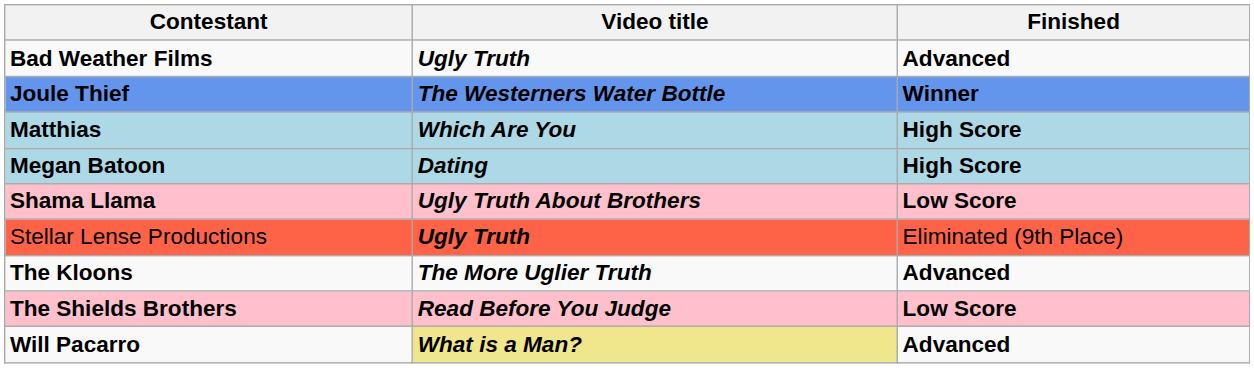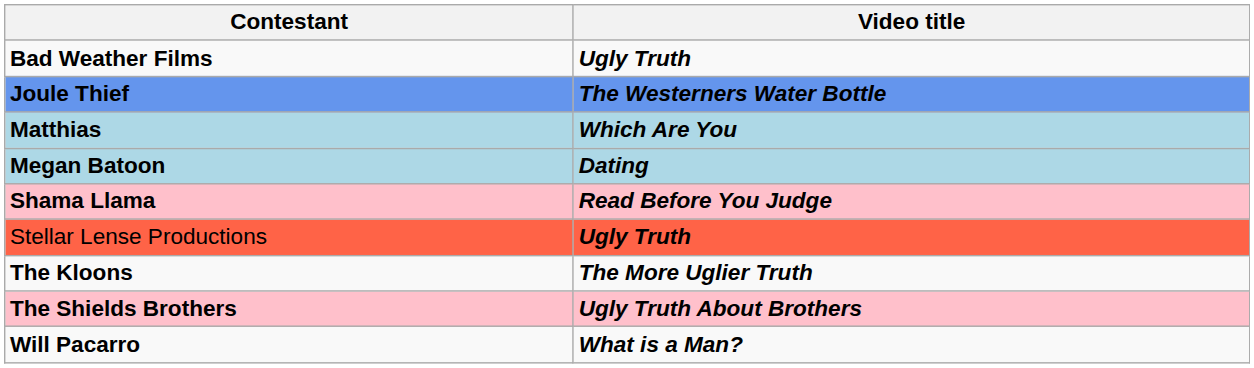- column: (1074, 22)
(559, 201) Ugly Truth About Brothers -> (705, 201) Read Before You Judge
(544, 308) Read Before You Judge -> (720, 308) Ugly Truth About Brothers
(500, 344) khaki background -> (661, 344) no background
